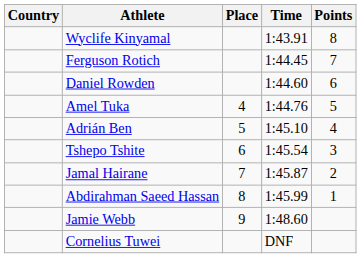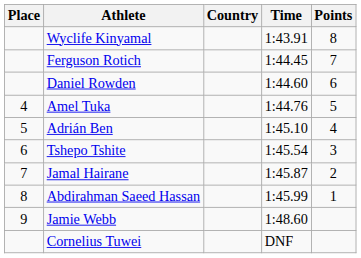columns swapped: (242, 15) <-> (33, 15)
